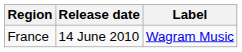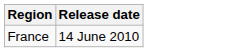- column: (190, 15)
